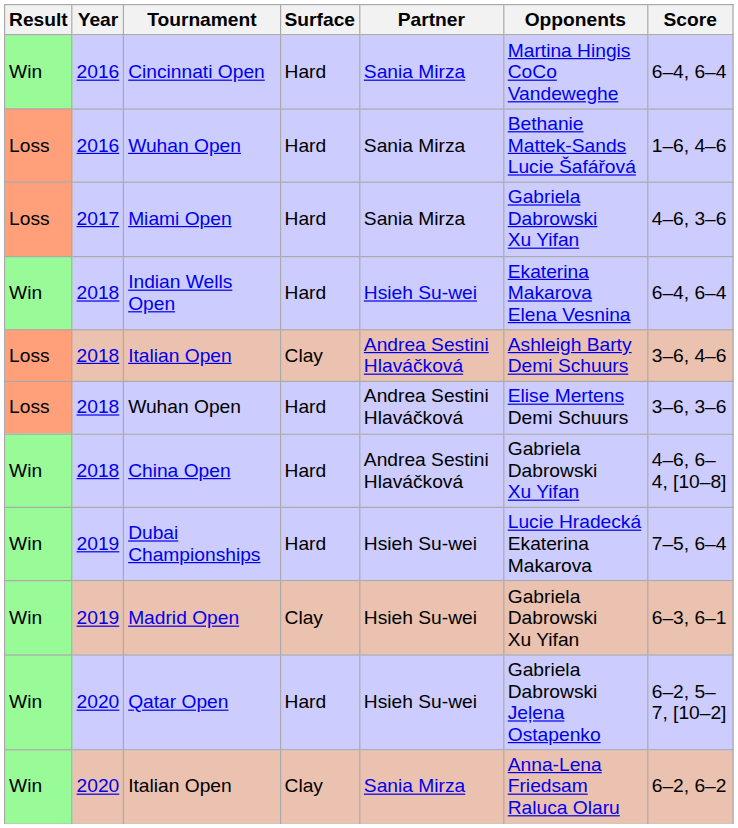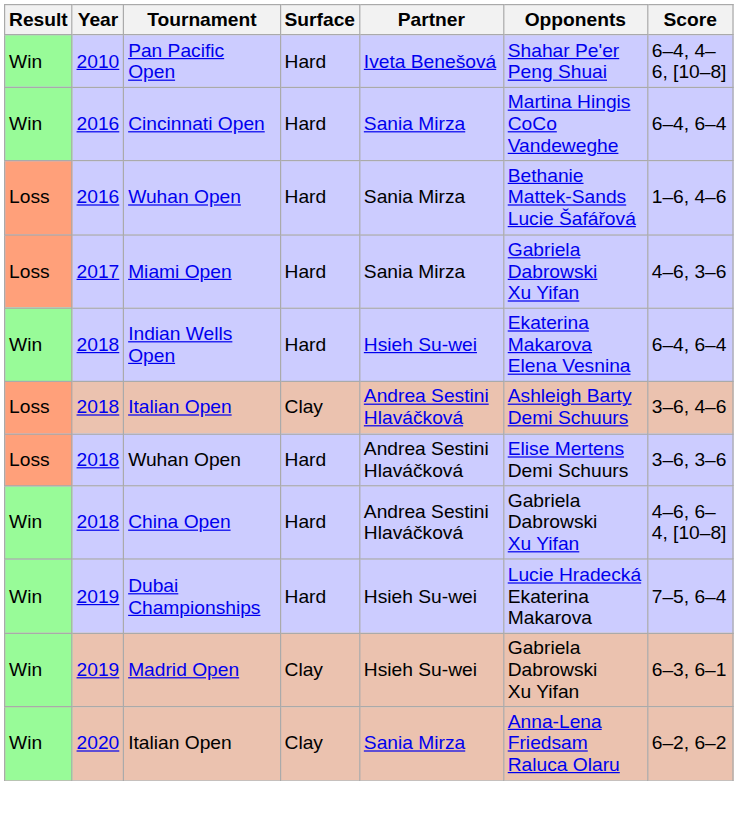+ row: (98, 60)
- row: (98, 702)
